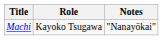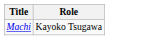- column: (131, 12)
